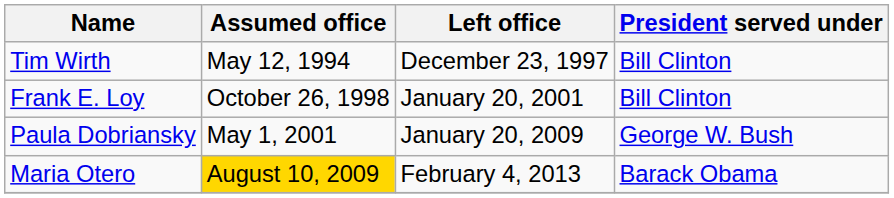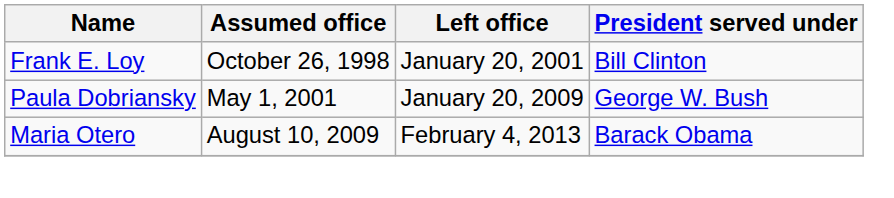- row: (60, 60)
(293, 173) gold background -> (293, 135) no background
